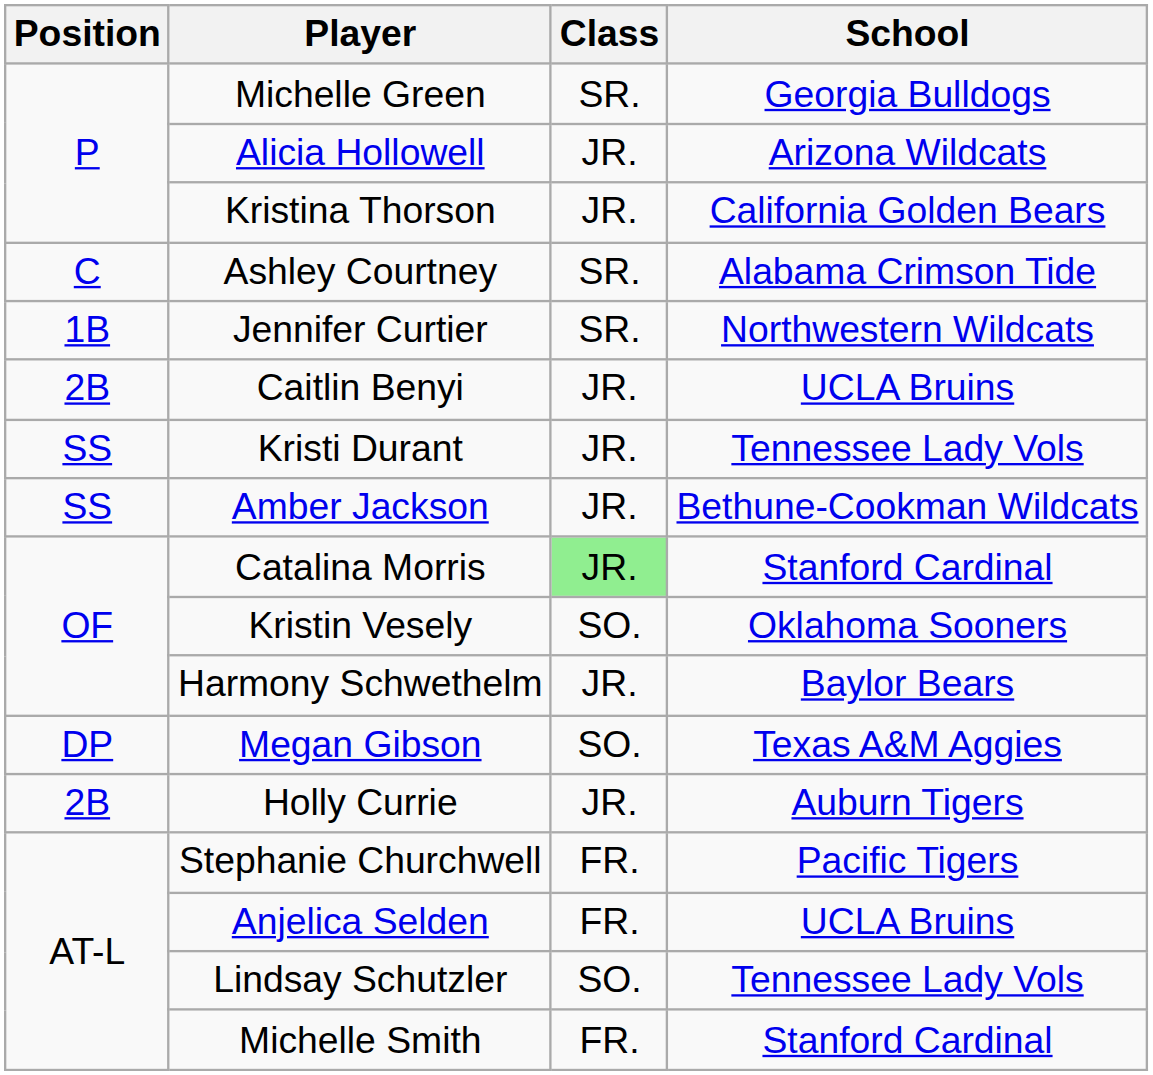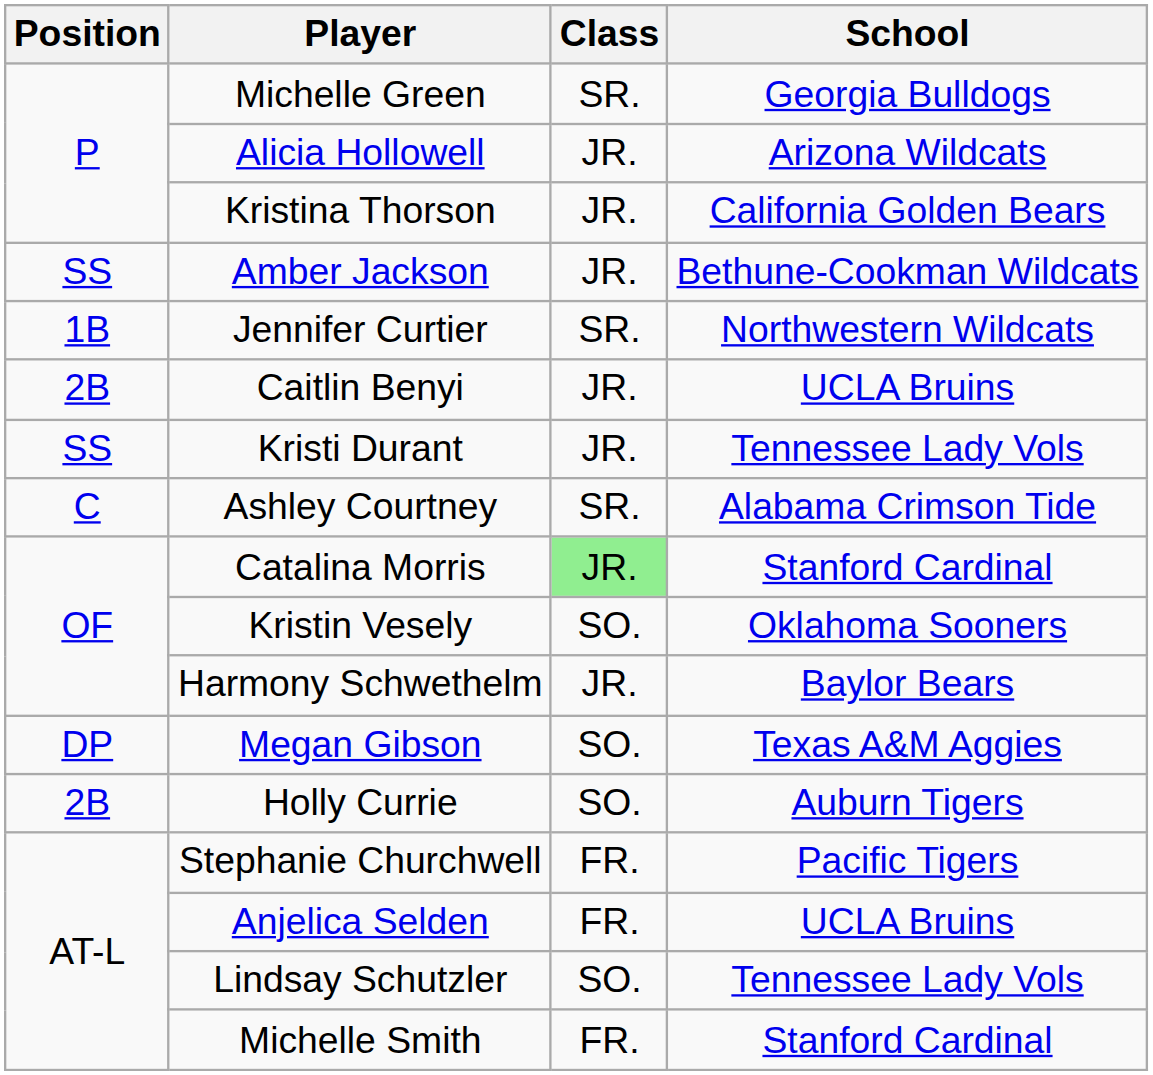rows swapped: (360, 270) <-> (360, 507)
(610, 802) JR. -> (610, 802) SO.
